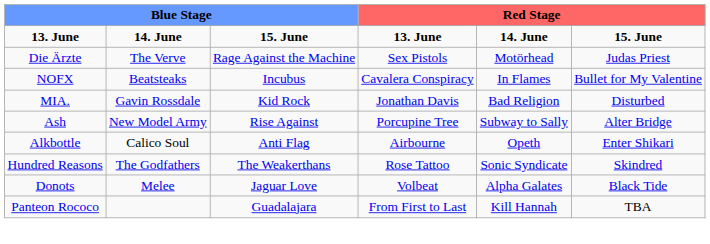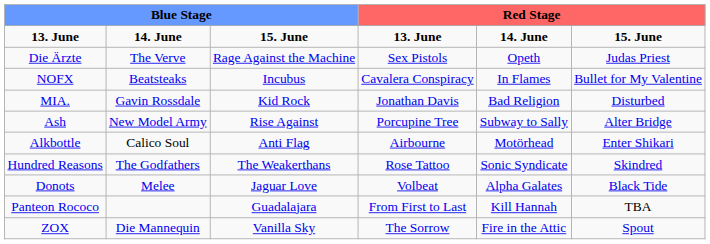(524, 57) Motörhead -> (524, 57) Opeth
(524, 143) Opeth -> (524, 143) Motörhead
+ row: (55, 228)
